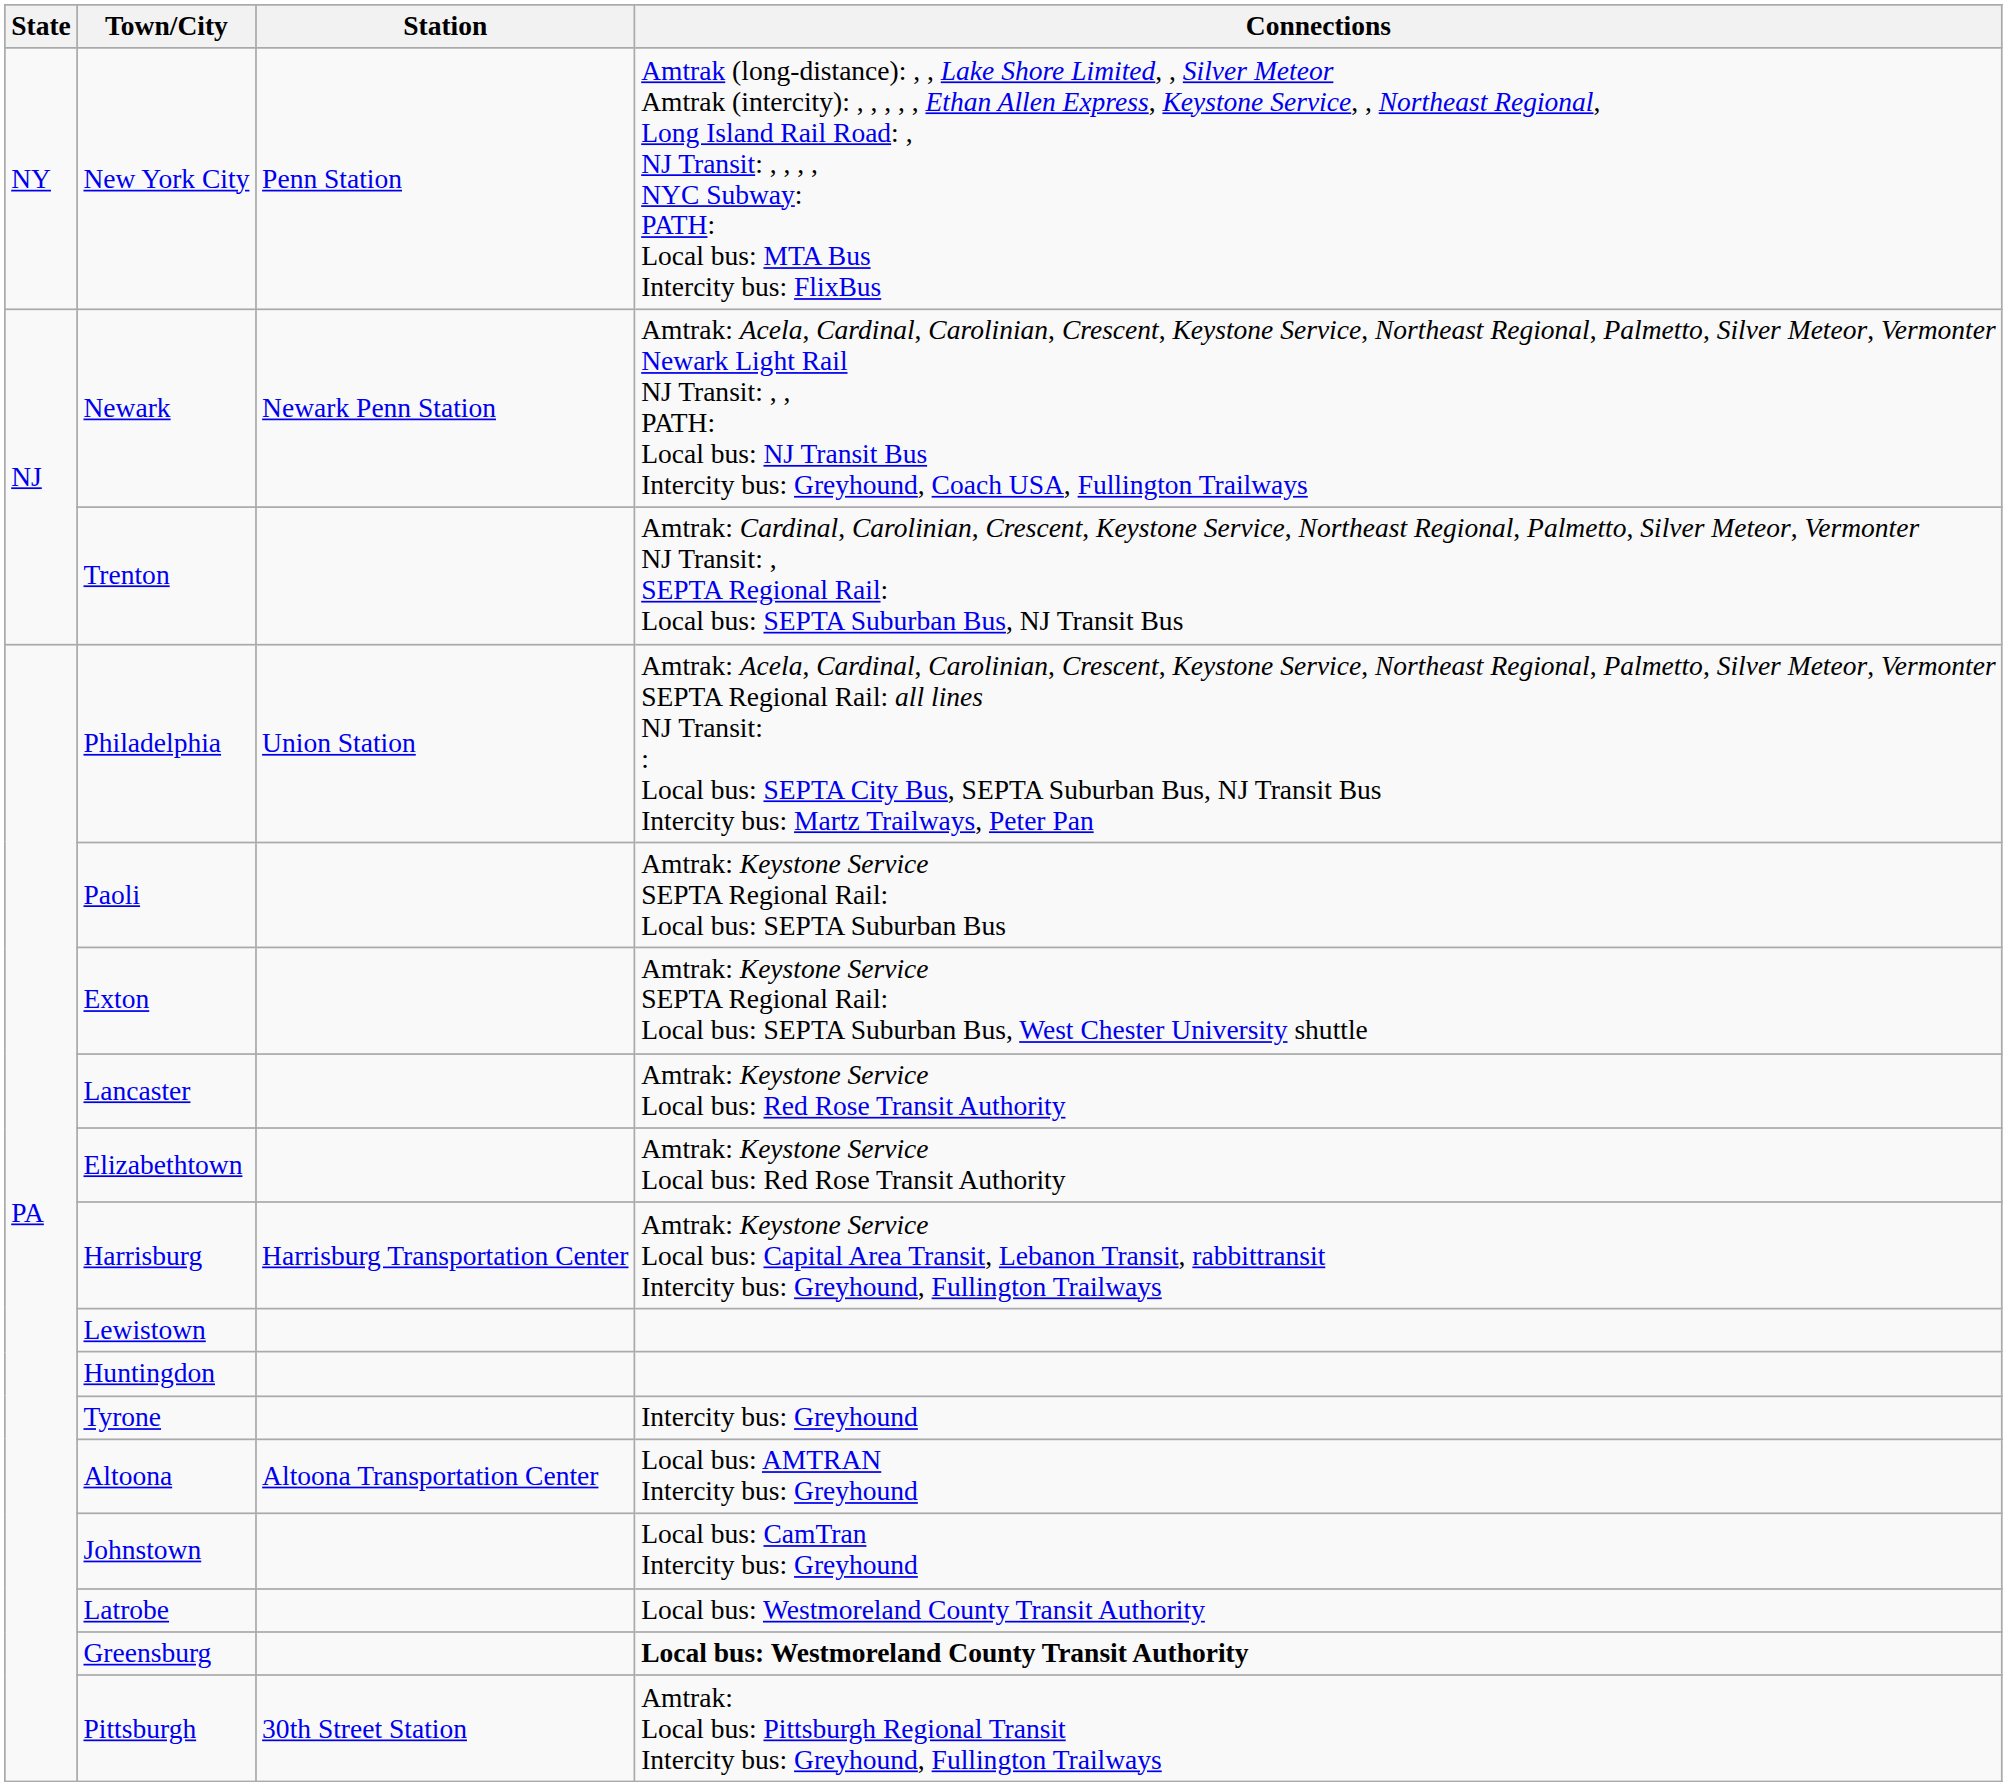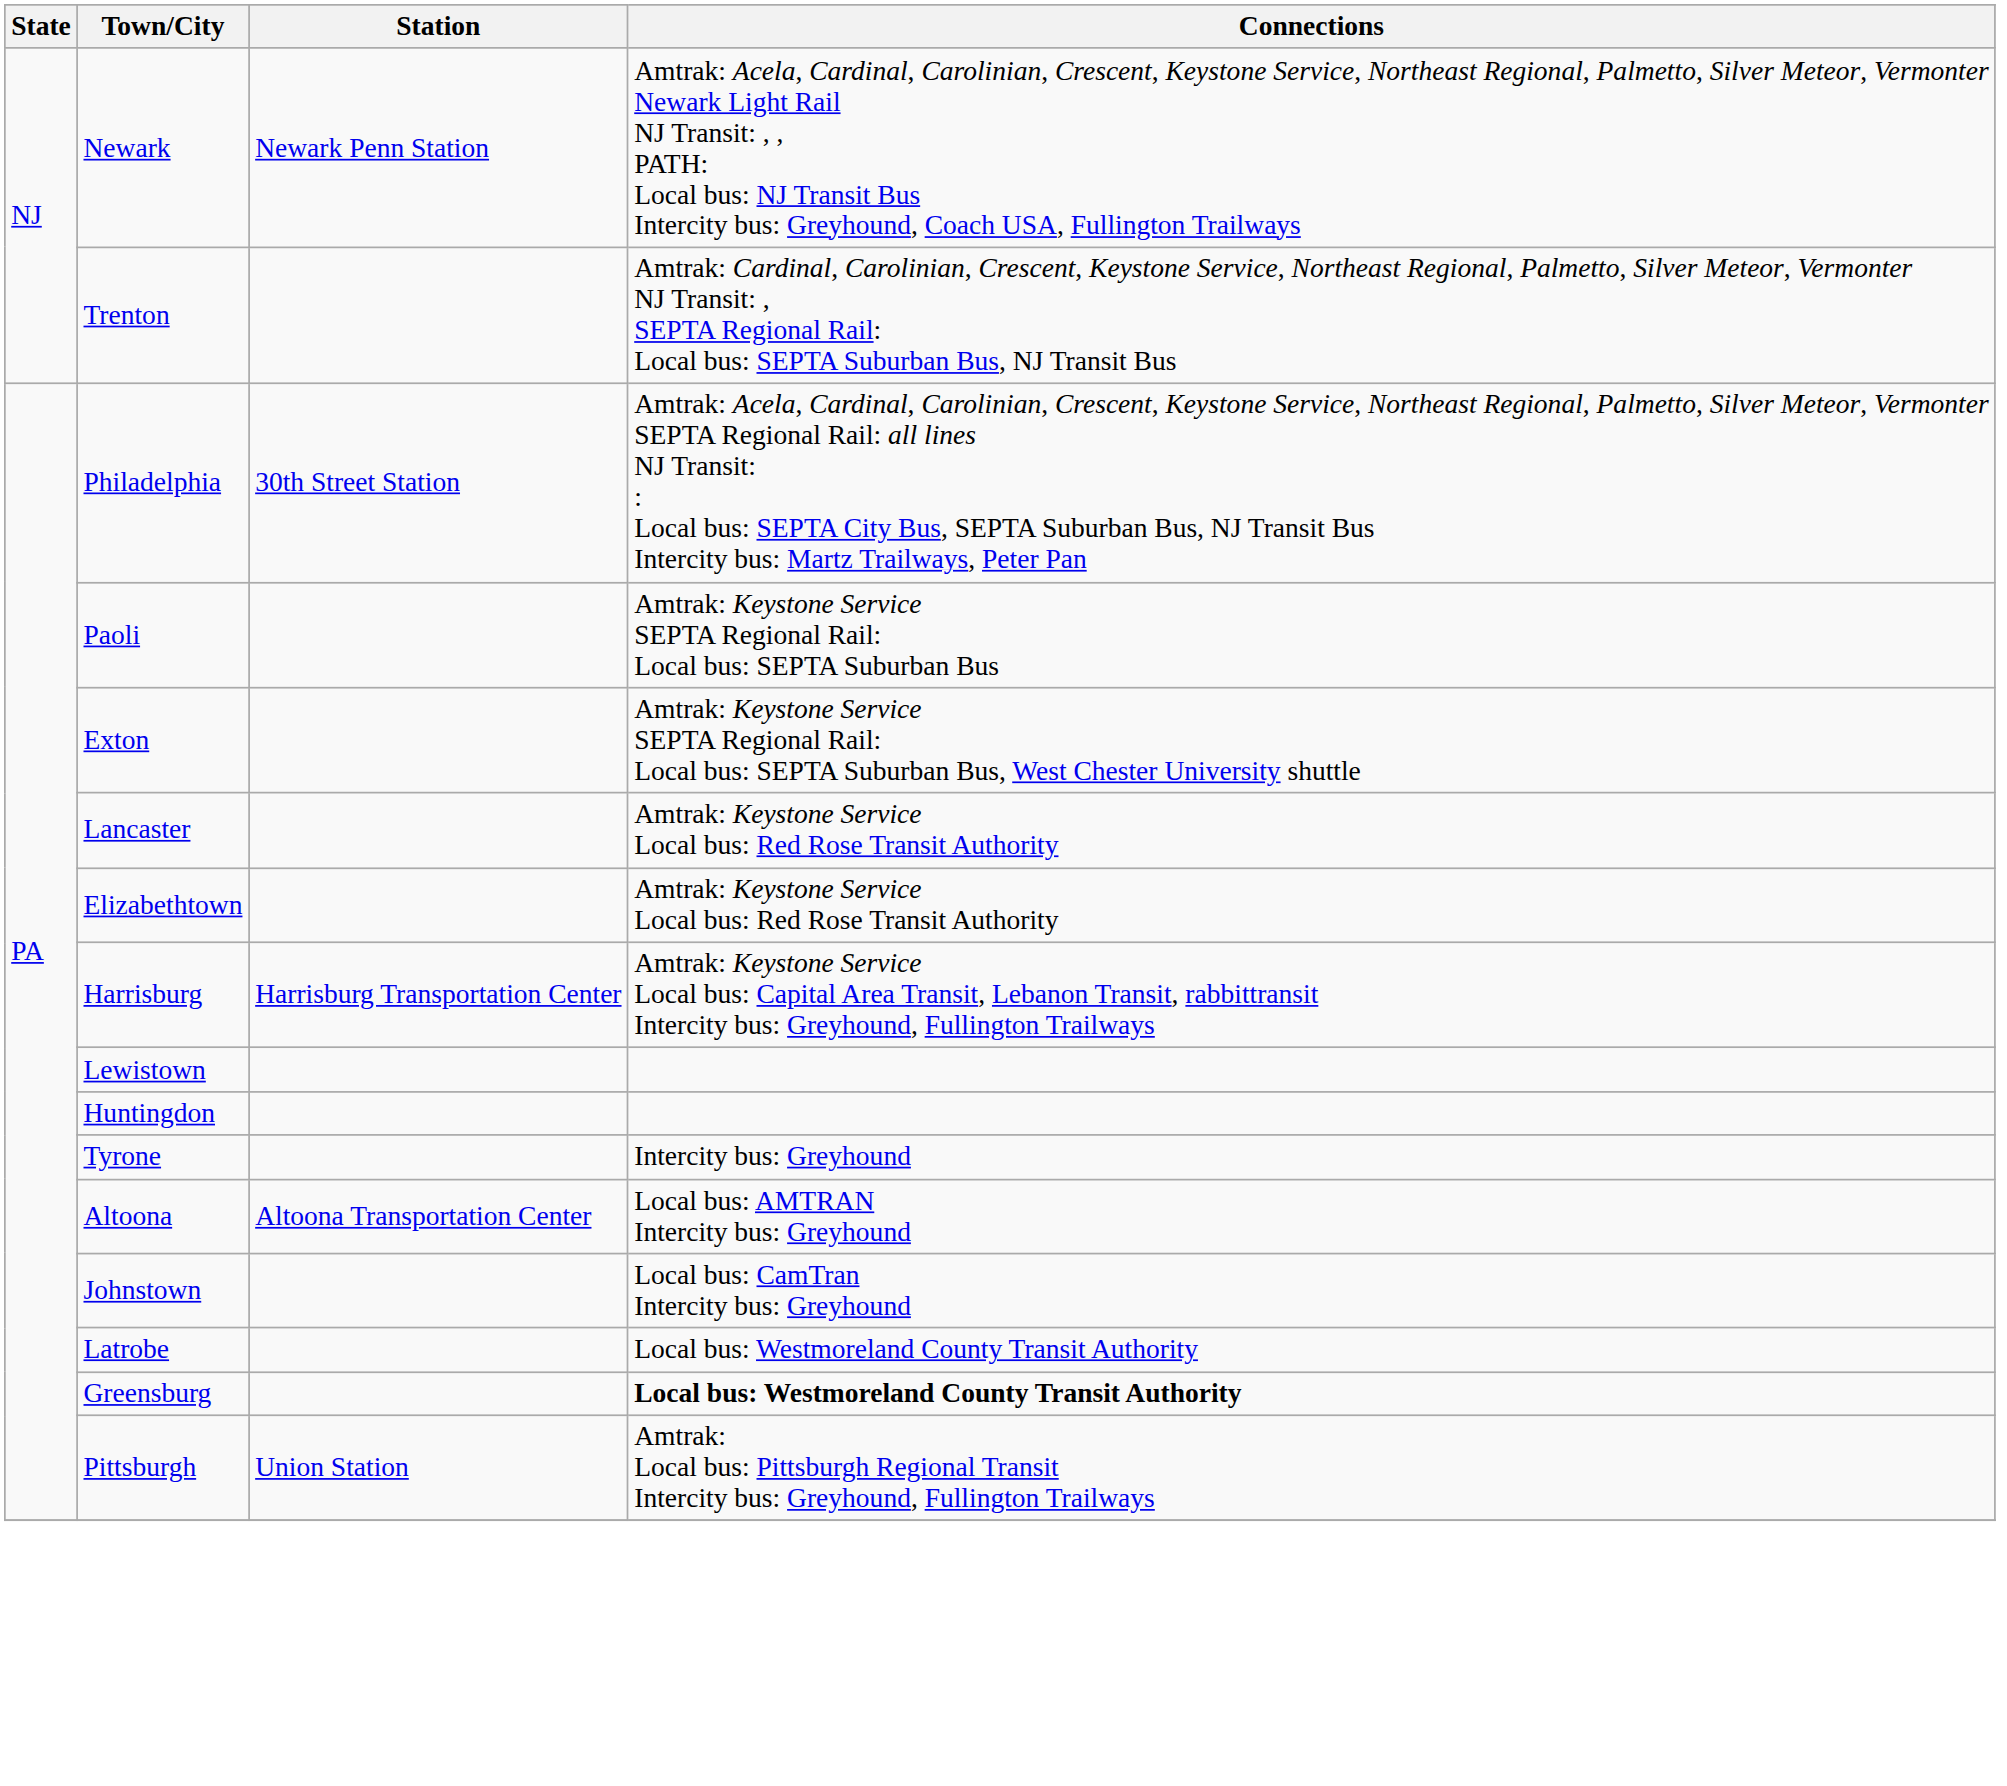- row: (166, 178)
(339, 742) Union Station -> (358, 482) 30th Street Station
(365, 1728) 30th Street Station -> (332, 1467) Union Station
